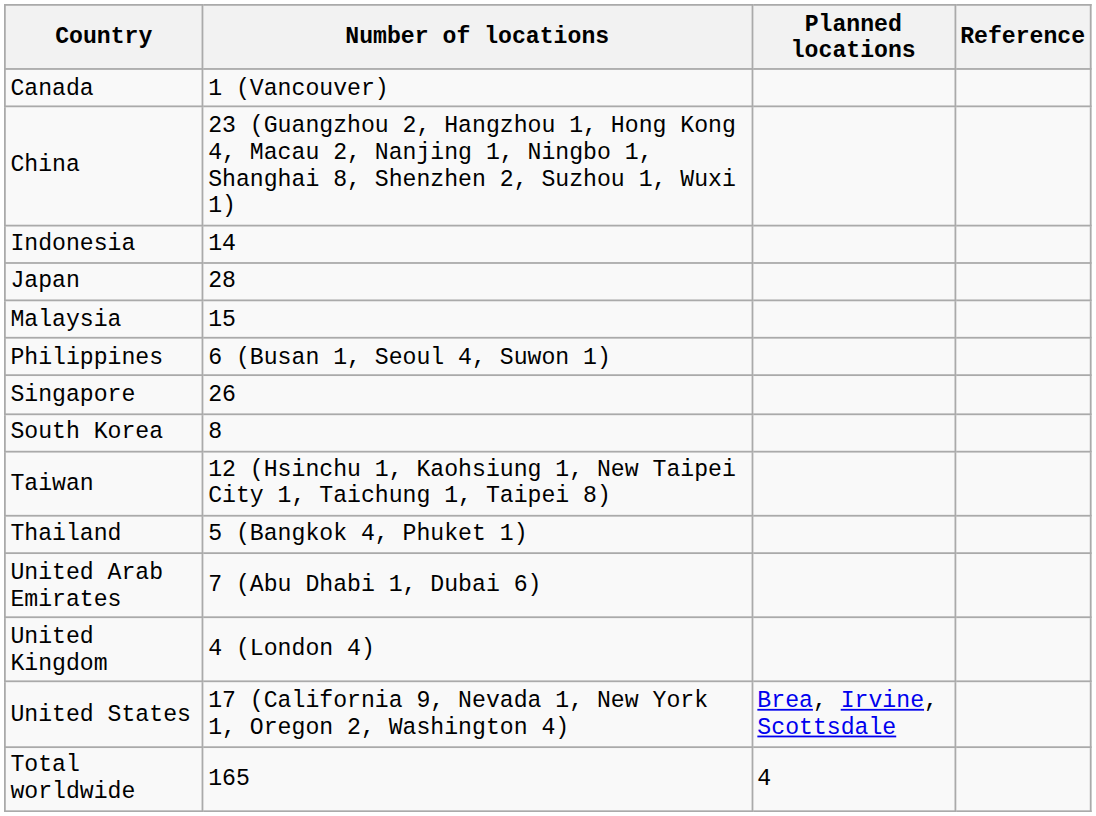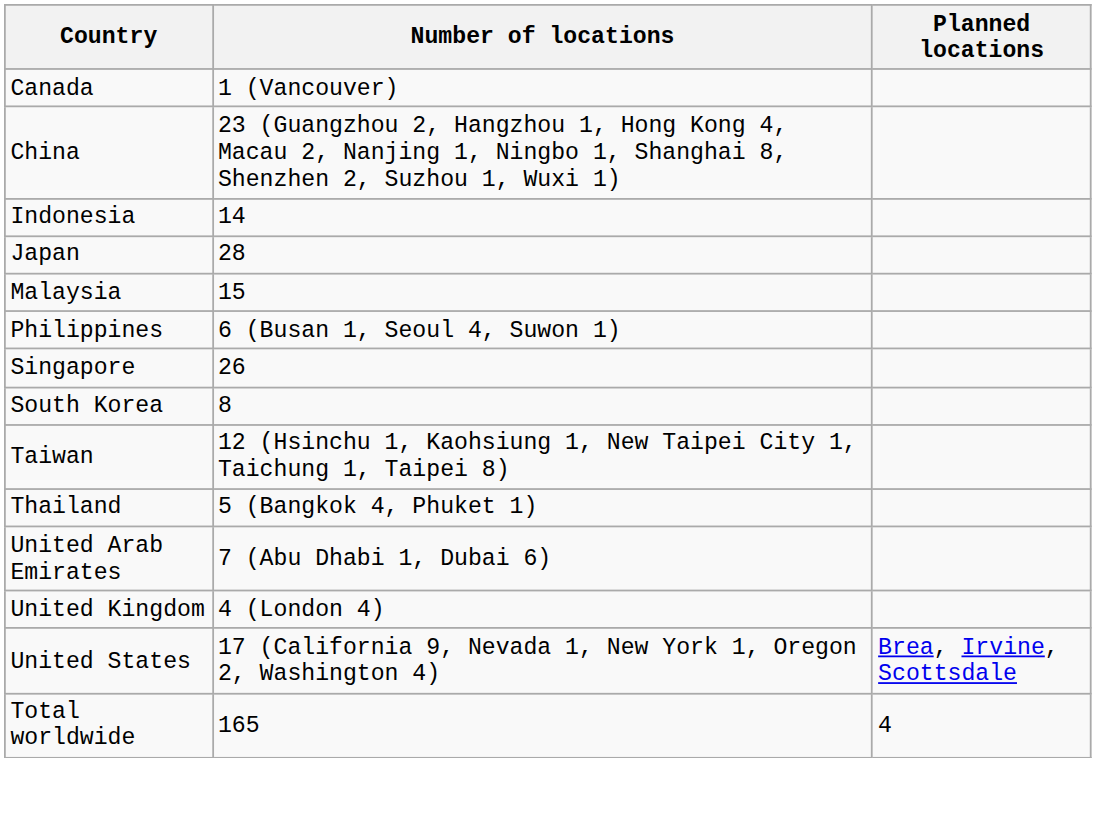- column: (1023, 37)
